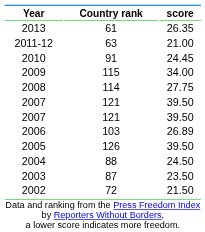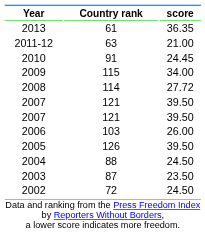(180, 28) 26.35 -> (180, 28) 36.35
(180, 87) 27.75 -> (180, 87) 27.72
(180, 132) 26.89 -> (180, 132) 26.00
(180, 191) 21.50 -> (180, 191) 24.50
